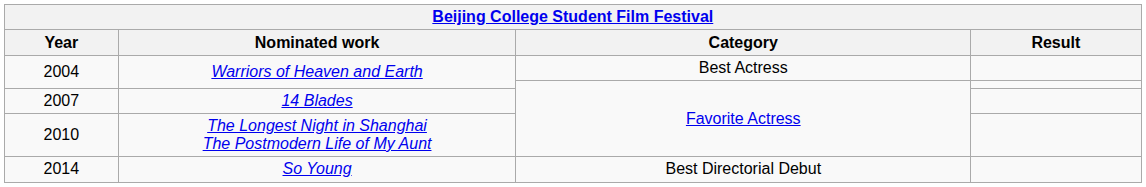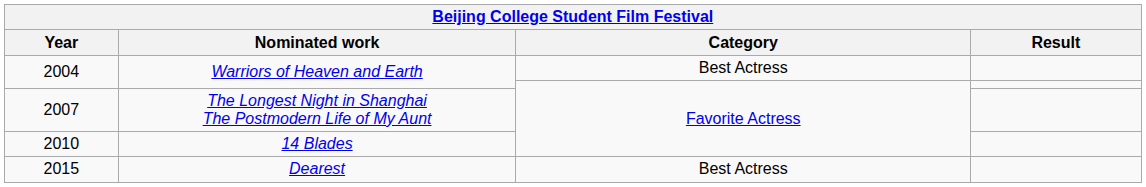(317, 100) 14 Blades -> (317, 109) The Longest Night in Shanghai The Postmodern Life of My Aunt
(317, 135) The Longest Night in Shanghai The Postmodern Life of My Aunt -> (317, 144) 14 Blades
- row: (61, 169)
+ row: (61, 169)
